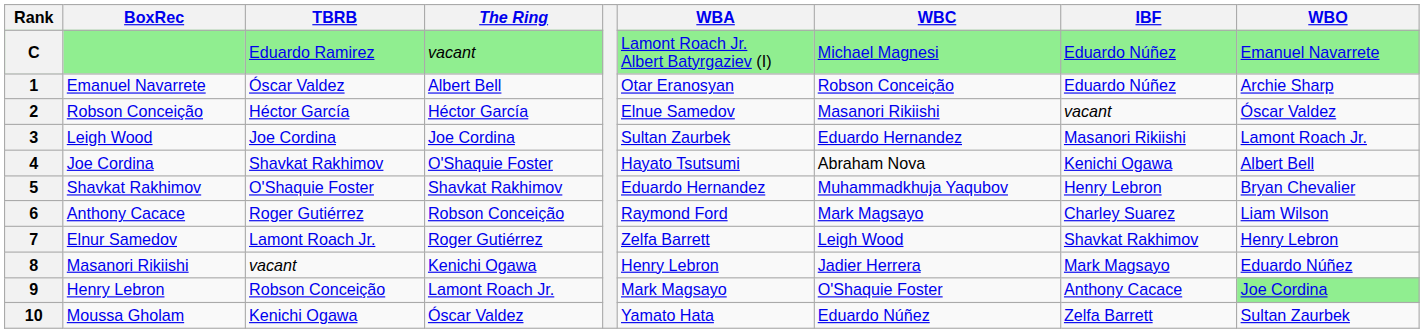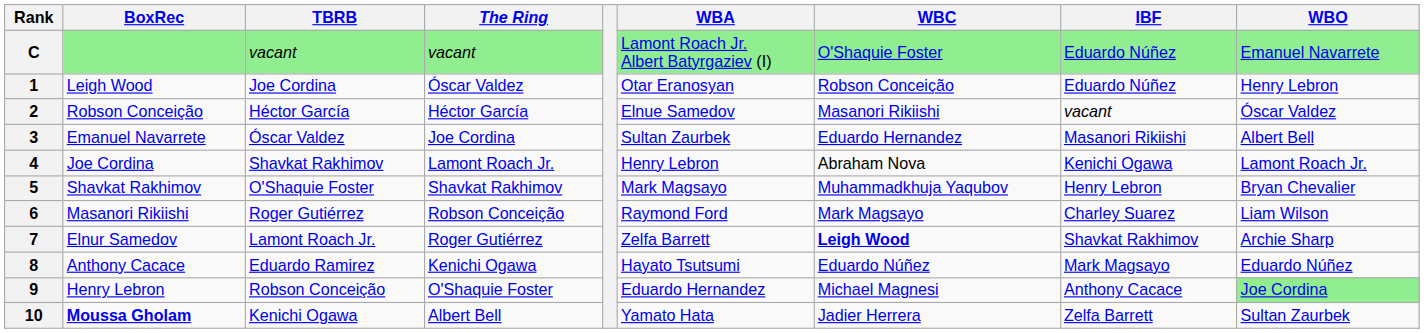(312, 52) Eduardo Ramirez -> (273, 52) vacant
(878, 52) Michael Magnesi -> (880, 52) O'Shaquie Foster
(136, 87) Emanuel Navarrete -> (110, 87) Leigh Wood
(297, 87) Óscar Valdez -> (292, 87) Joe Cordina
(465, 87) Albert Bell -> (476, 87) Óscar Valdez
(1287, 87) Archie Sharp -> (1289, 87) Henry Lebron
(110, 138) Leigh Wood -> (136, 138) Emanuel Navarrete
(292, 138) Joe Cordina -> (297, 138) Óscar Valdez
(1304, 138) Lamont Roach Jr. -> (1277, 138) Albert Bell
(490, 163) O'Shaquie Foster -> (491, 163) Lamont Roach Jr.
(680, 163) Hayato Tsutsumi -> (670, 163) Henry Lebron
(1277, 163) Albert Bell -> (1304, 163) Lamont Roach Jr.
(693, 188) Eduardo Hernandez -> (674, 188) Mark Magsayo
(126, 214) Anthony Cacace -> (128, 214) Masanori Rikiishi
(861, 239) normal -> (864, 239) bold
(1289, 239) Henry Lebron -> (1287, 239) Archie Sharp
(128, 265) Masanori Rikiishi -> (126, 265) Anthony Cacace
(273, 265) vacant -> (312, 265) Eduardo Ramirez
(670, 265) Henry Lebron -> (680, 265) Hayato Tsutsumi
(869, 265) Jadier Herrera -> (874, 265) Eduardo Núñez
(491, 290) Lamont Roach Jr. -> (490, 290) O'Shaquie Foster
(674, 290) Mark Magsayo -> (693, 290) Eduardo Hernandez
(880, 290) O'Shaquie Foster -> (878, 290) Michael Magnesi
(125, 316) normal -> (129, 316) bold
(476, 316) Óscar Valdez -> (465, 316) Albert Bell
(874, 316) Eduardo Núñez -> (869, 316) Jadier Herrera
